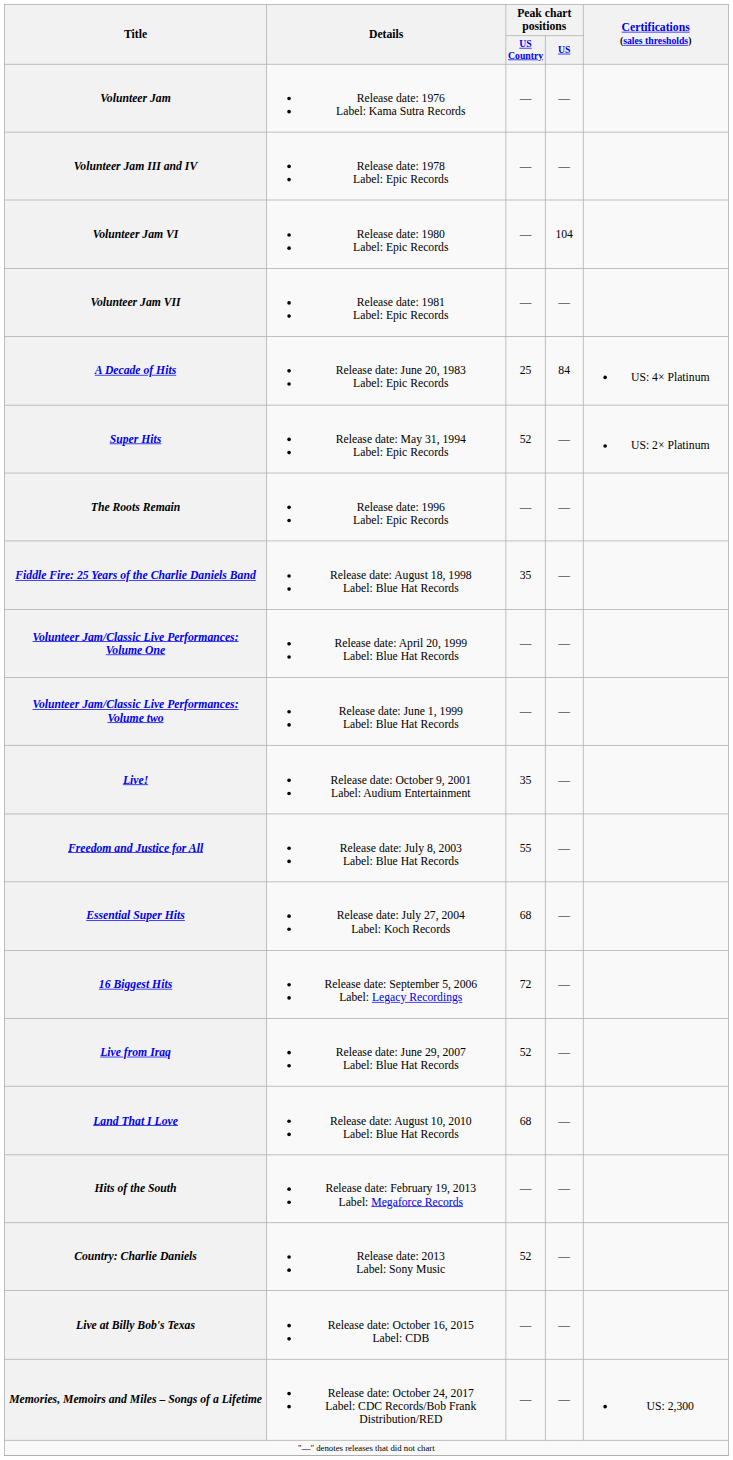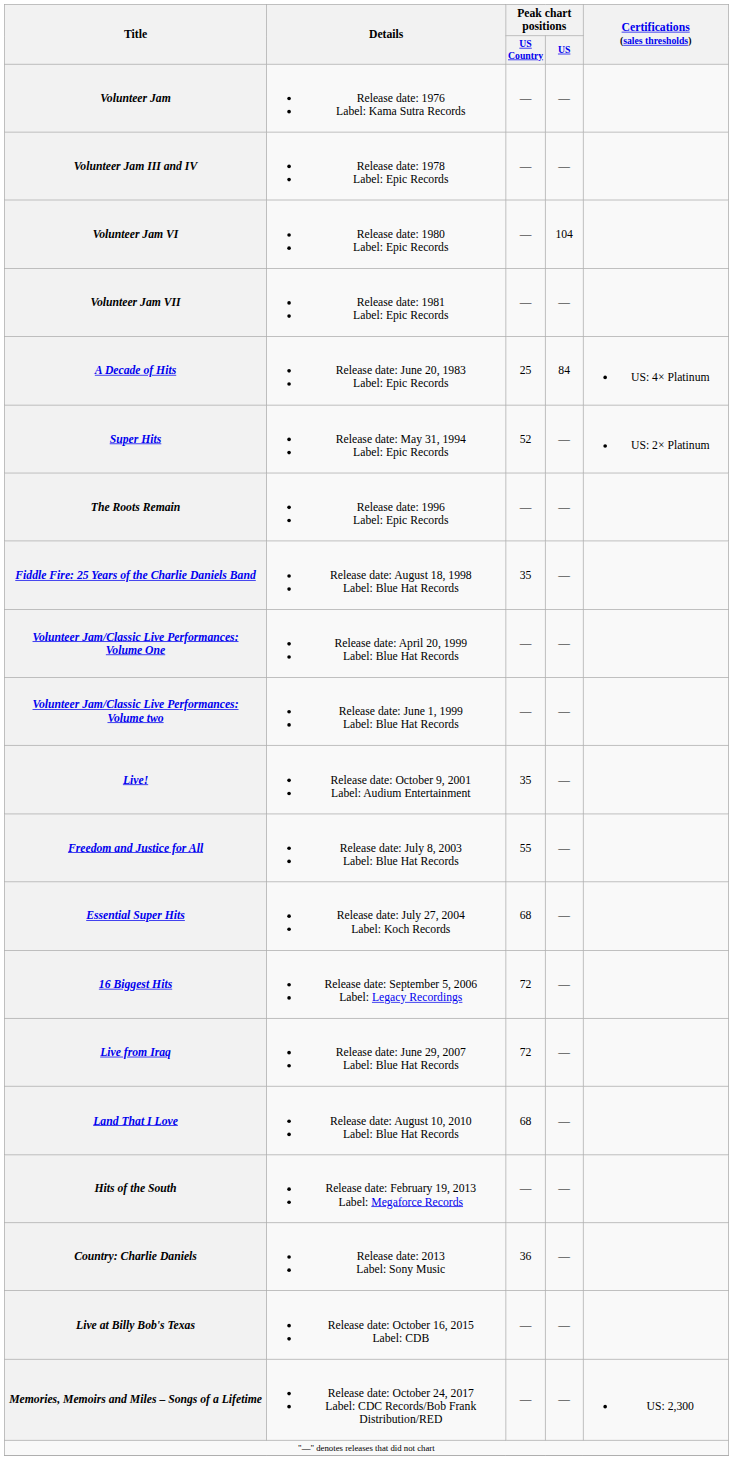(526, 1052) 52 -> (526, 1052) 72
(526, 1256) 52 -> (526, 1256) 36
